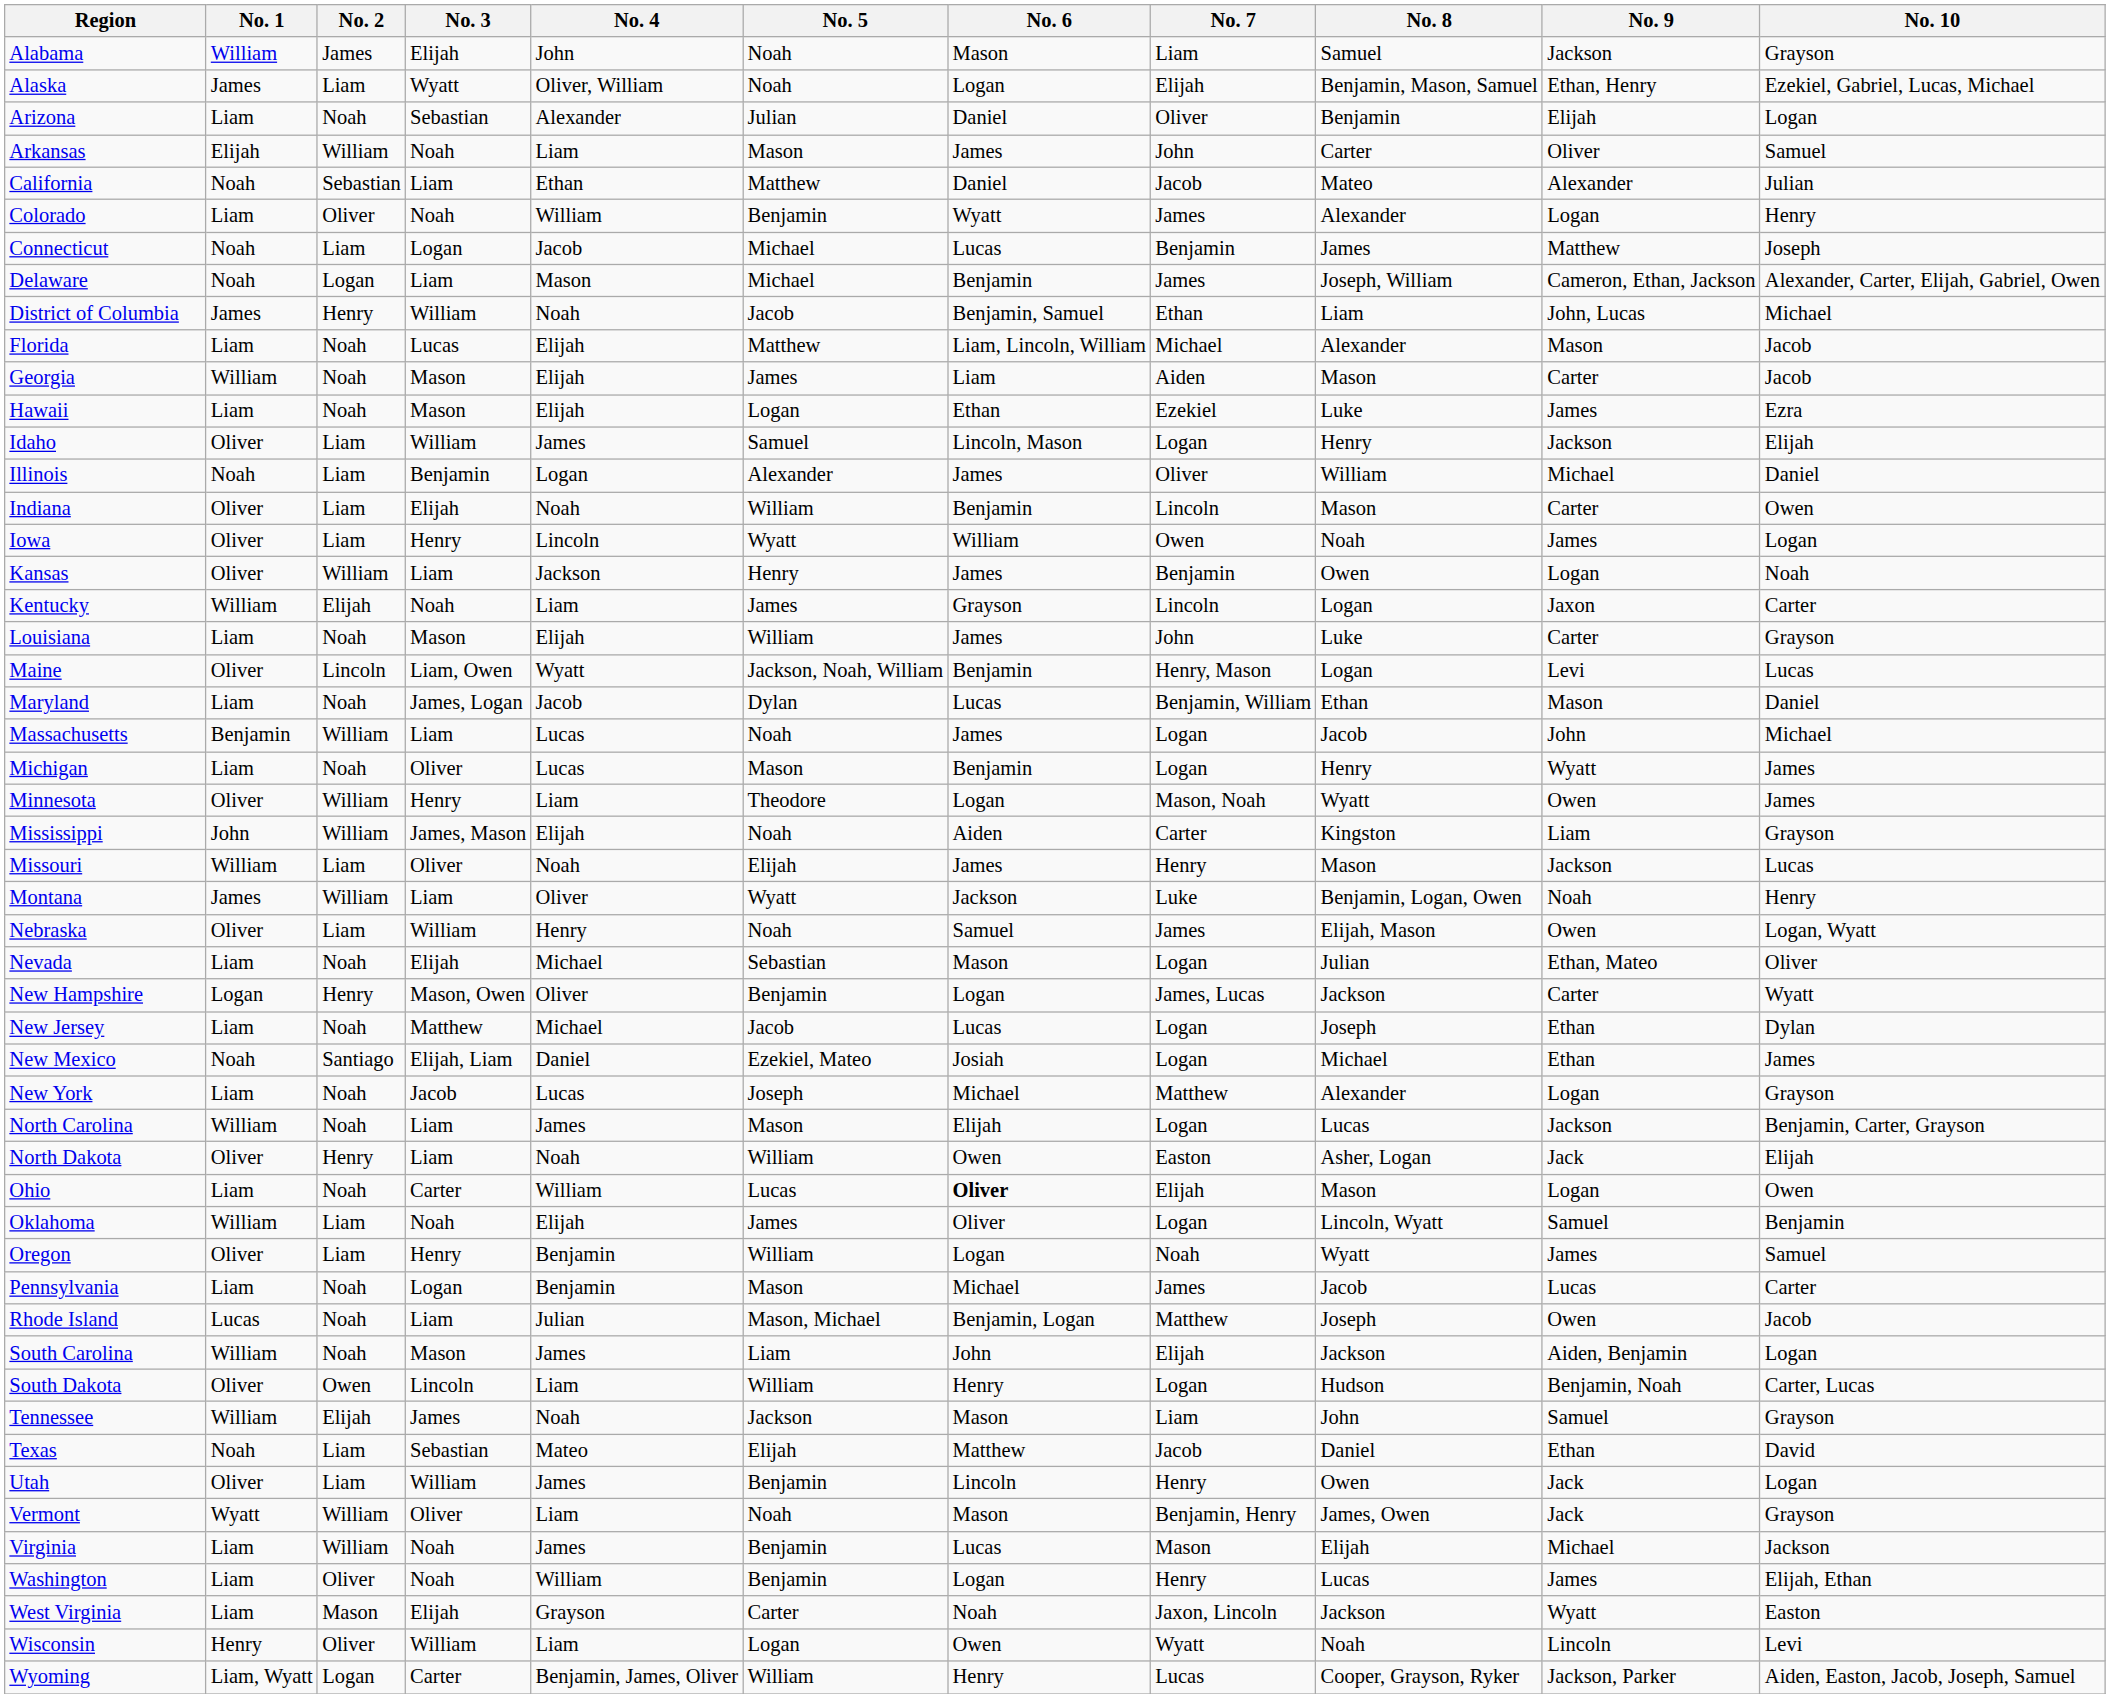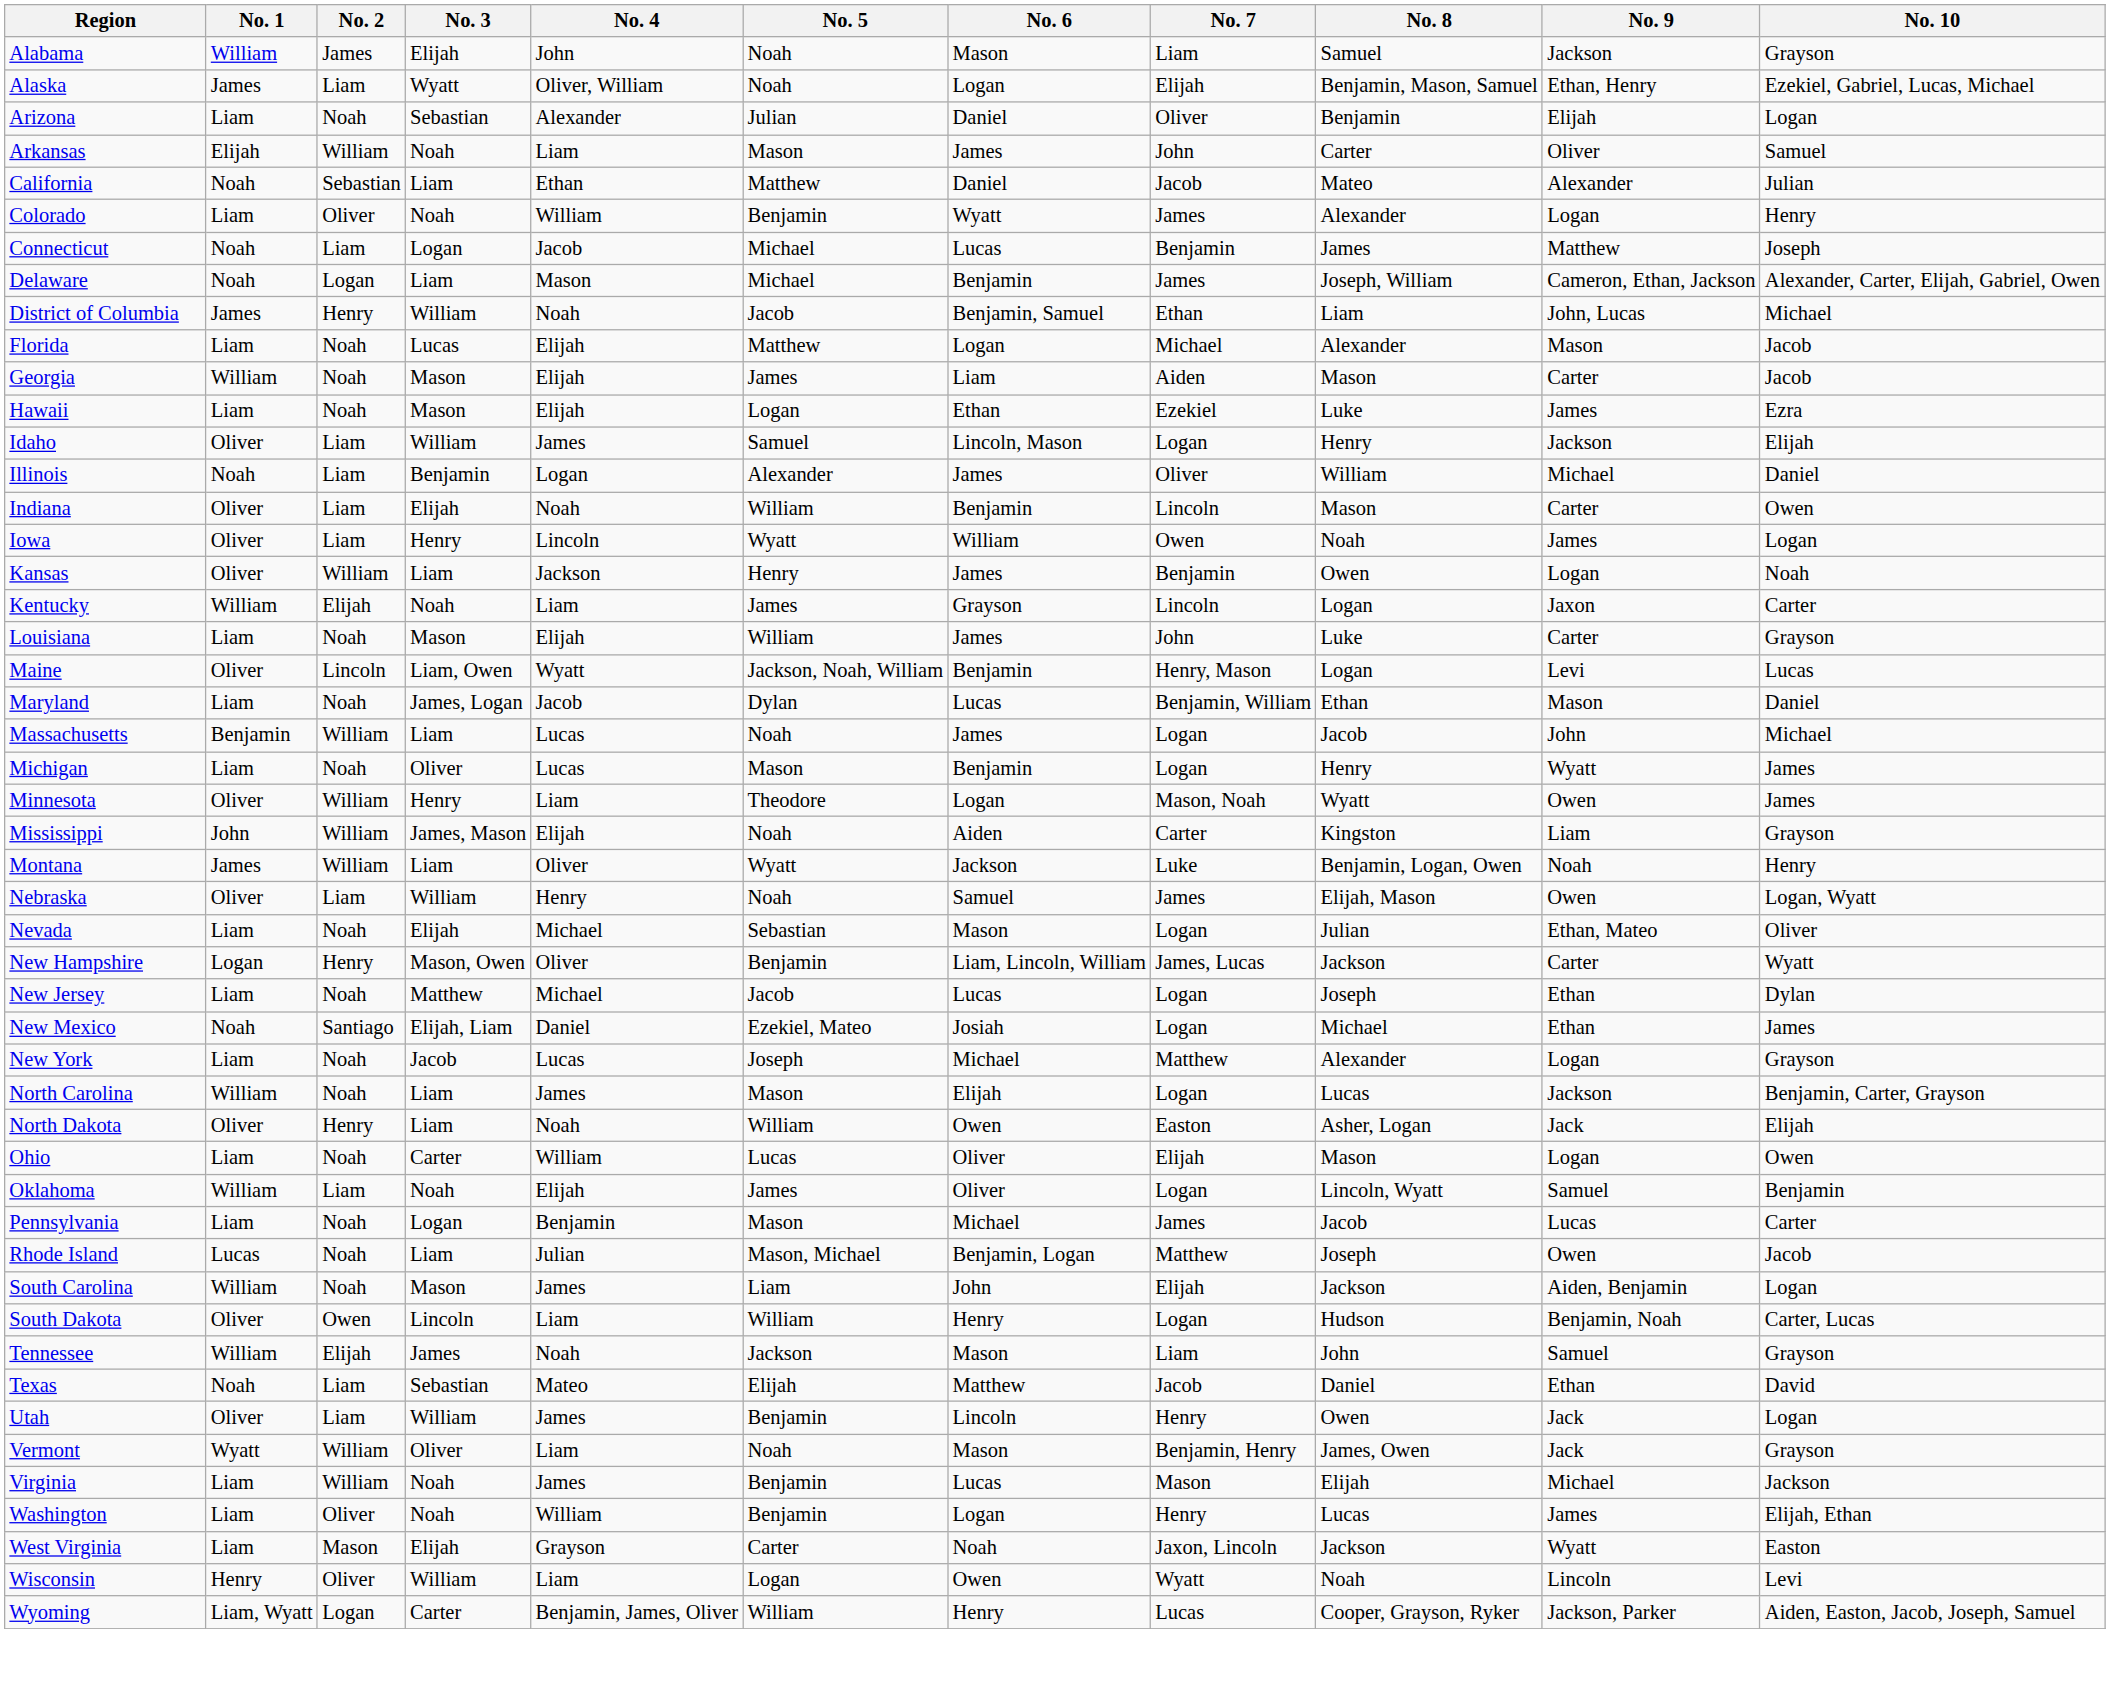(1049, 345) Liam, Lincoln, William -> (979, 345) Logan
- row: (46, 865)
(979, 995) Logan -> (1049, 962) Liam, Lincoln, William
(980, 1190) bold -> (979, 1157) normal
- row: (40, 1254)
